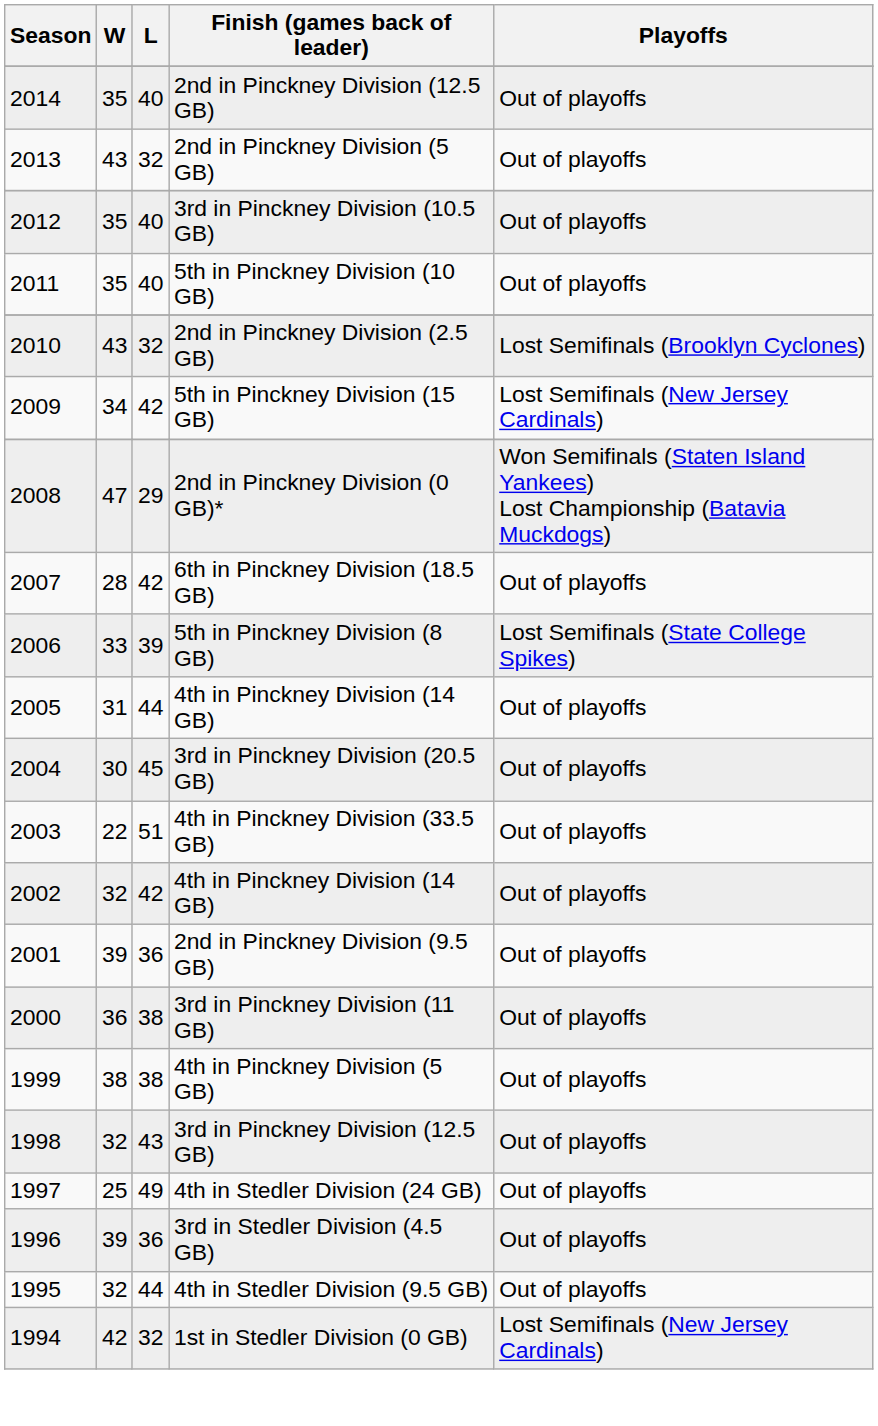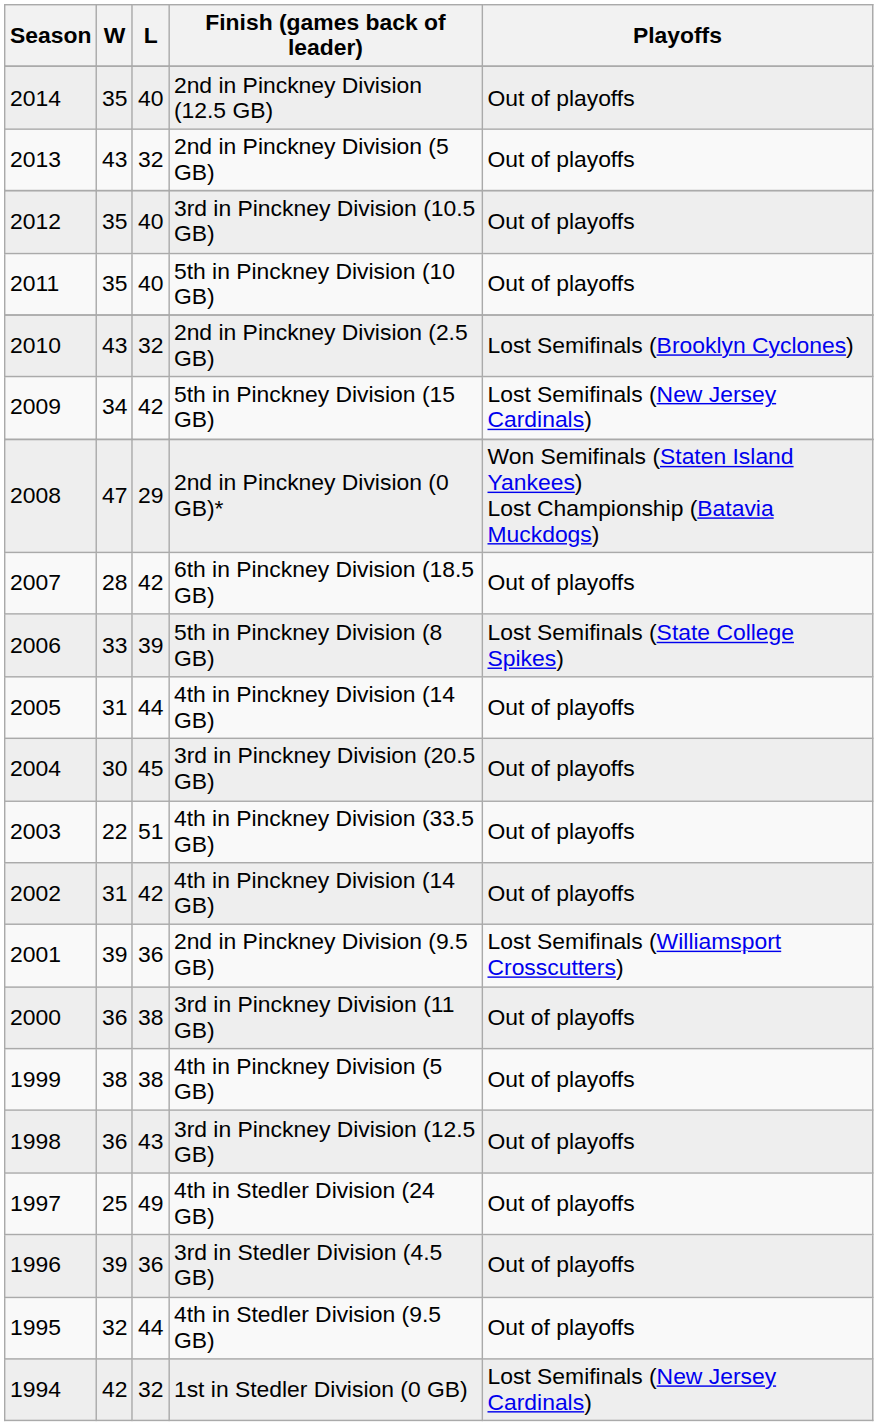(115, 893) 32 -> (115, 893) 31
(573, 955) Out of playoffs -> (634, 955) Lost Semifinals (Williamsport Crosscutters)
(115, 1141) 32 -> (115, 1141) 36
